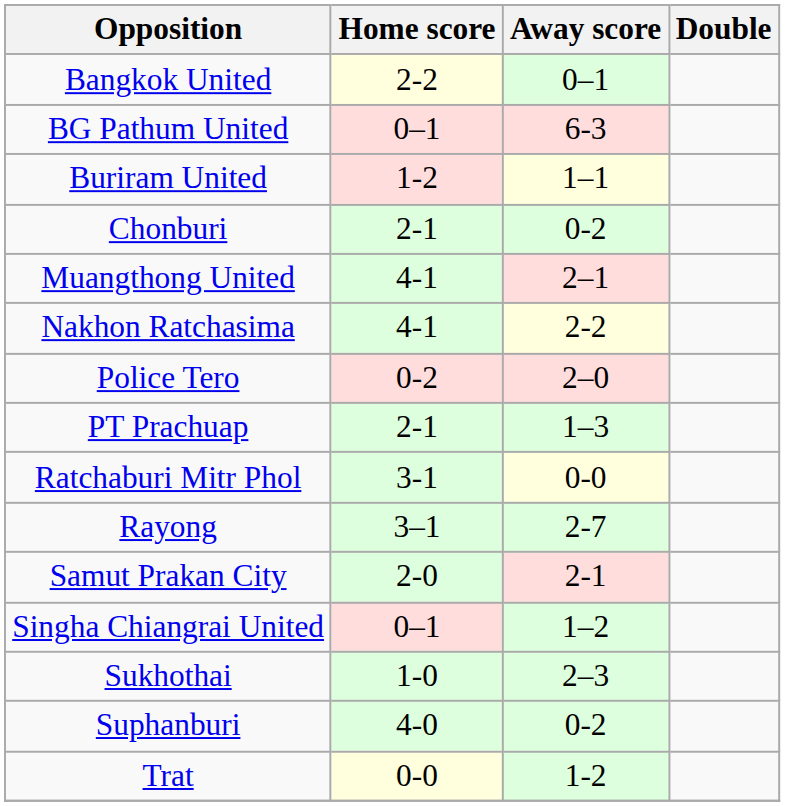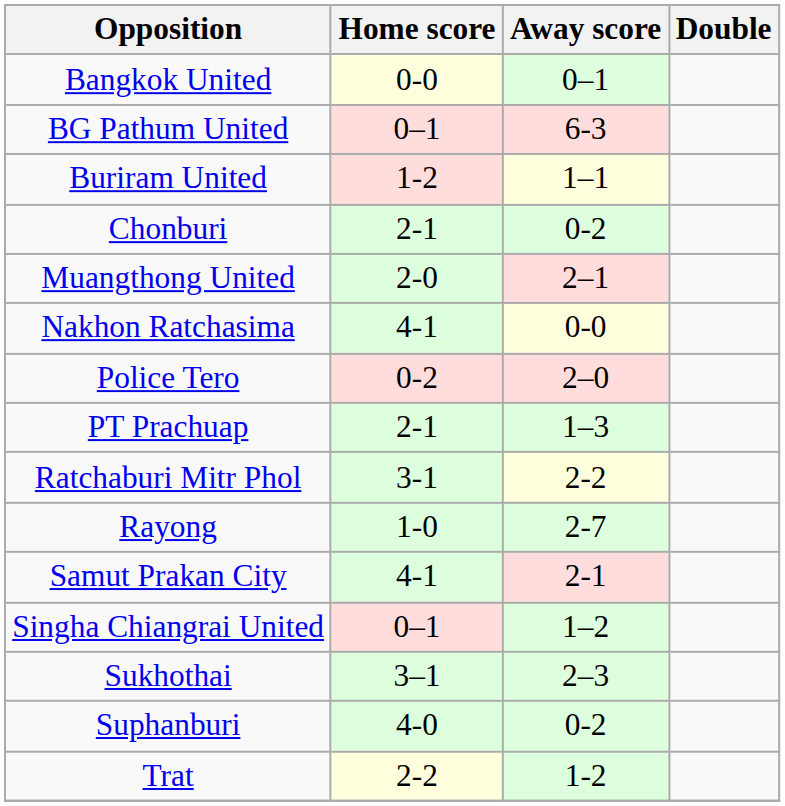(417, 79) 2-2 -> (417, 79) 0-0
(417, 278) 4-1 -> (417, 278) 2-0
(586, 327) 2-2 -> (586, 327) 0-0
(586, 476) 0-0 -> (586, 476) 2-2
(417, 526) 3–1 -> (417, 526) 1-0
(417, 576) 2-0 -> (417, 576) 4-1
(417, 675) 1-0 -> (417, 675) 3–1
(417, 775) 0-0 -> (417, 775) 2-2
